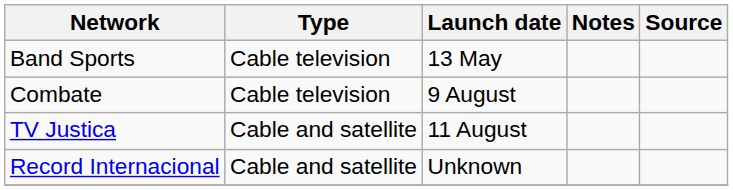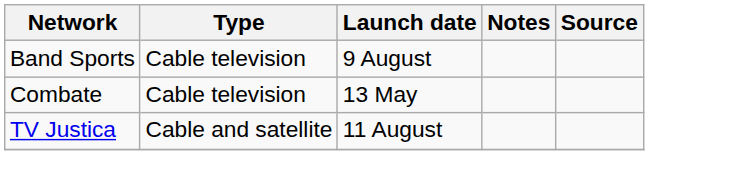(465, 58) 13 May -> (387, 58) 9 August
(472, 94) 9 August -> (380, 94) 13 May
- row: (115, 166)
